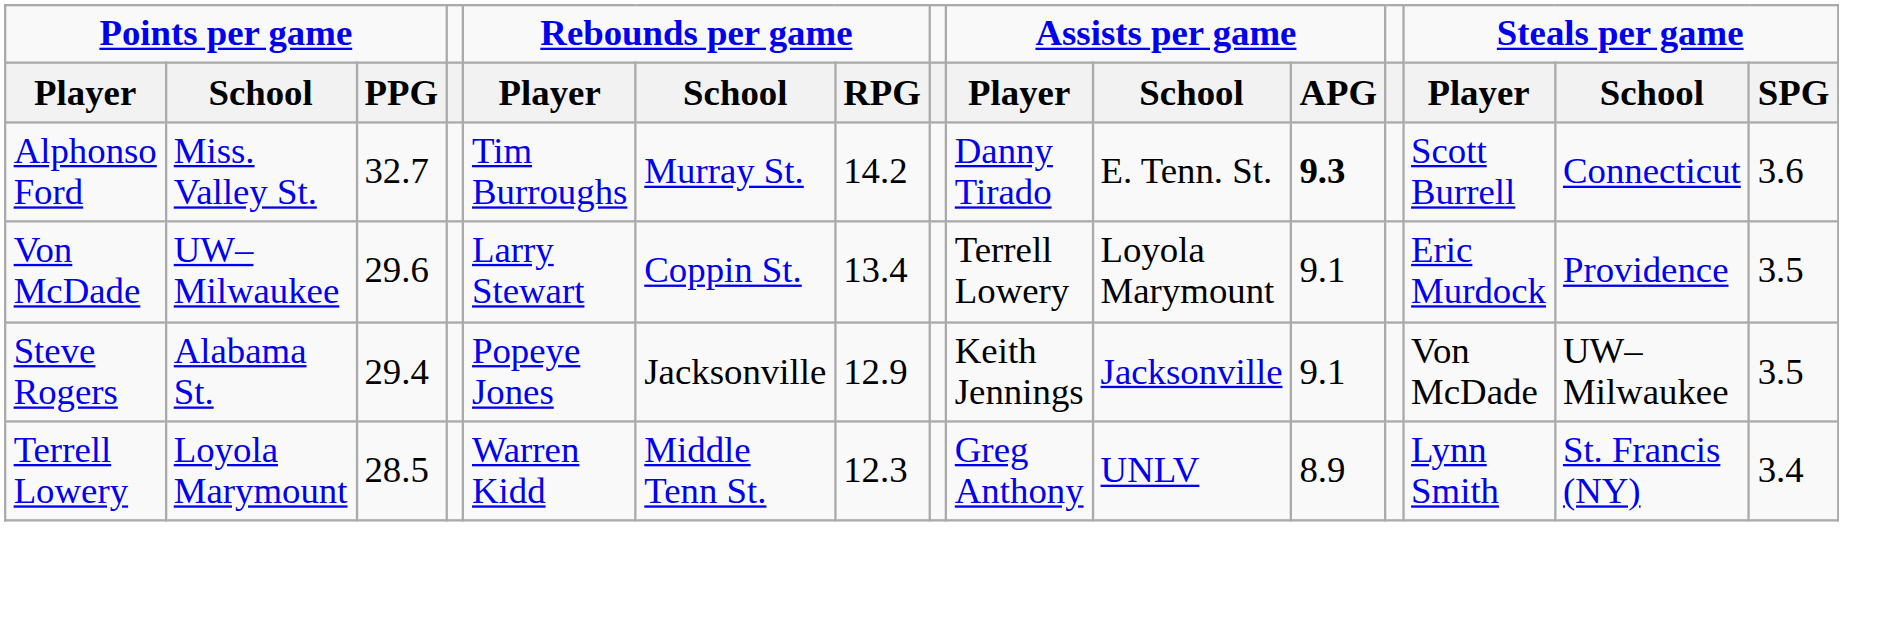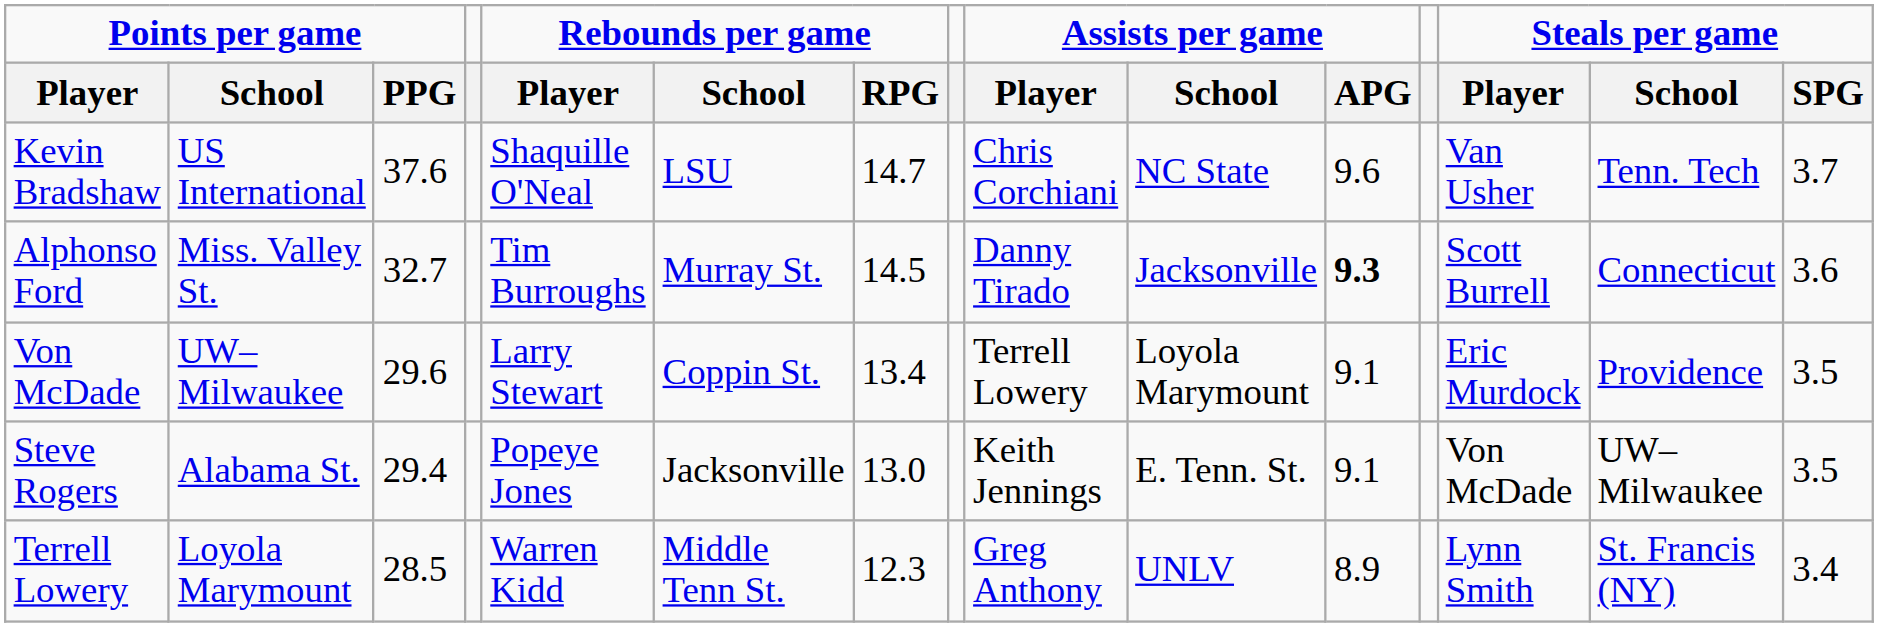+ row: (87, 171)
(875, 171) 14.2 -> (894, 270) 14.5
(1186, 171) E. Tenn. St. -> (1226, 270) Jacksonville
(875, 370) 12.9 -> (894, 470) 13.0
(1192, 370) Jacksonville -> (1221, 470) E. Tenn. St.
